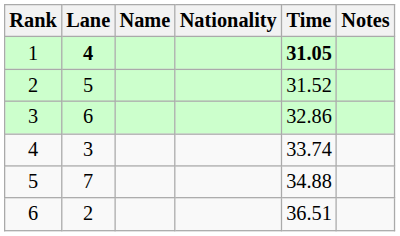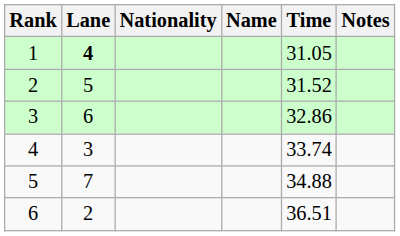columns swapped: (145, 20) <-> (228, 20)
(309, 52) bold -> (309, 52) normal
